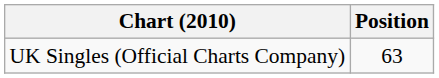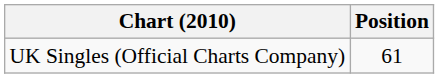(392, 55) 63 -> (392, 55) 61
